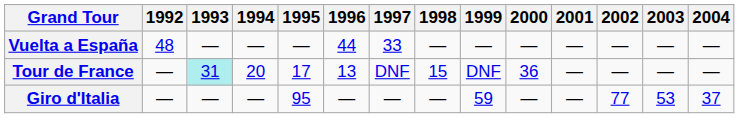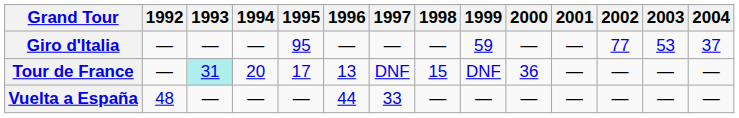rows swapped: (73, 98) <-> (73, 44)
